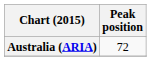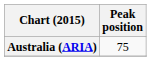(123, 46) 72 -> (123, 46) 75
